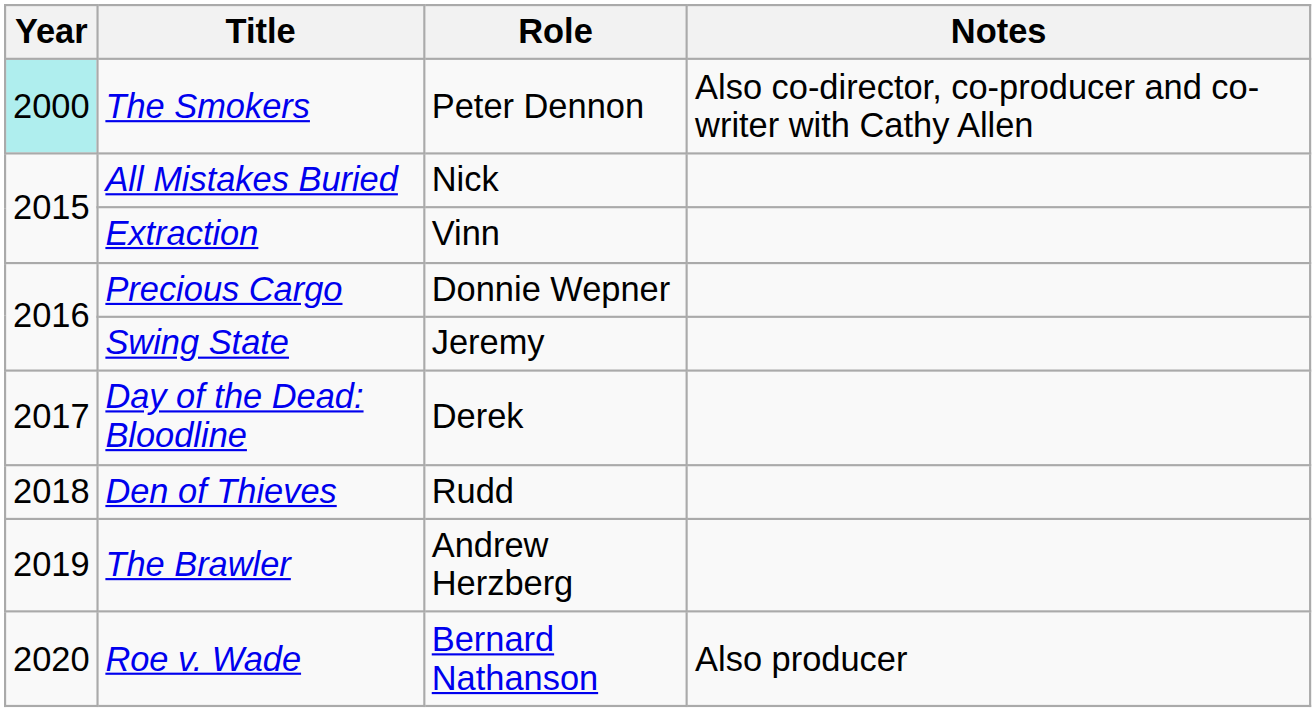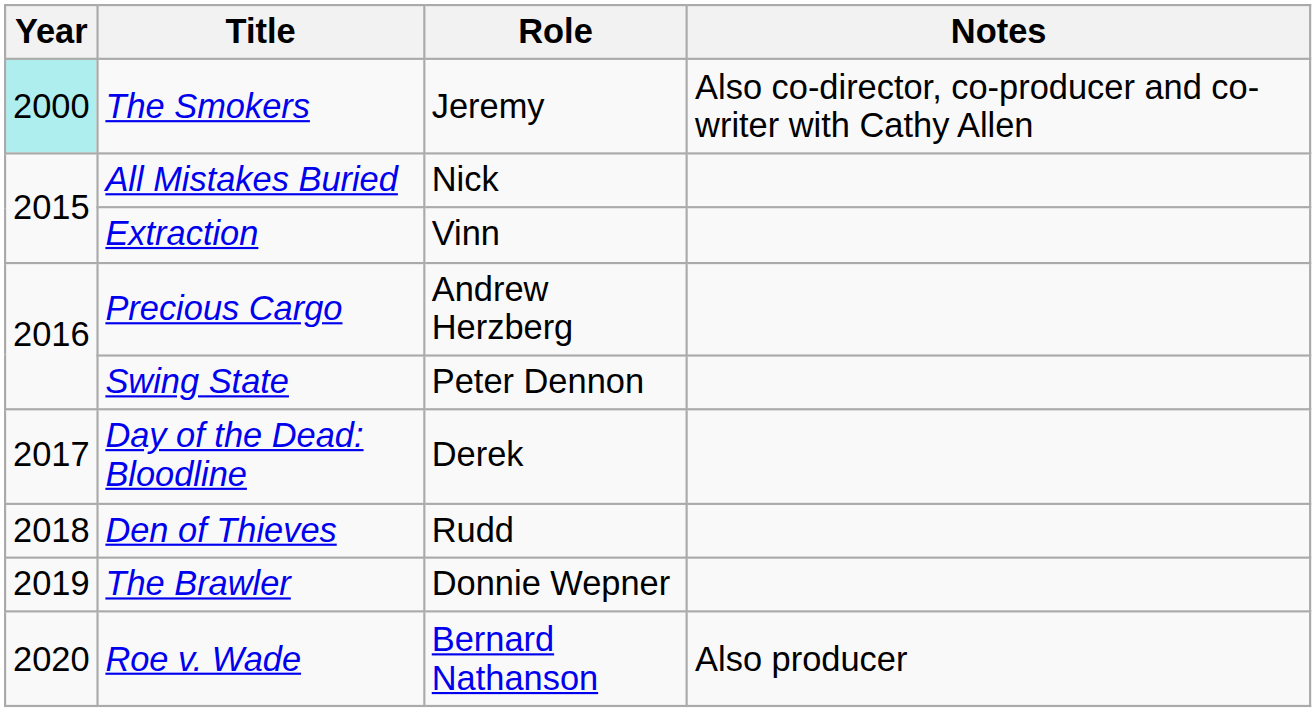(538, 105) Peter Dennon -> (488, 105) Jeremy
(551, 288) Donnie Wepner -> (502, 308) Andrew Herzberg
(488, 343) Jeremy -> (538, 381) Peter Dennon
(502, 564) Andrew Herzberg -> (551, 584) Donnie Wepner
